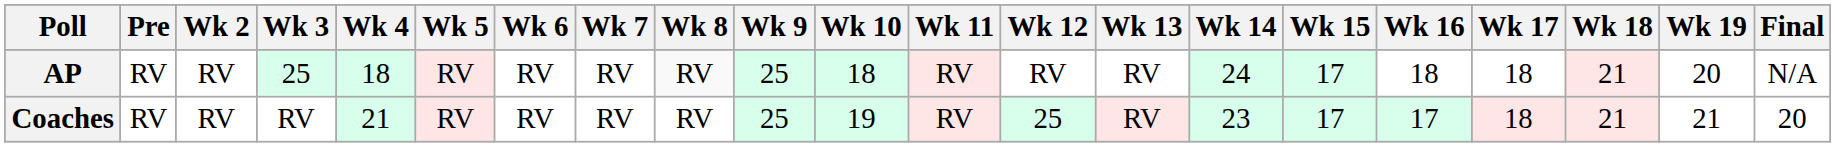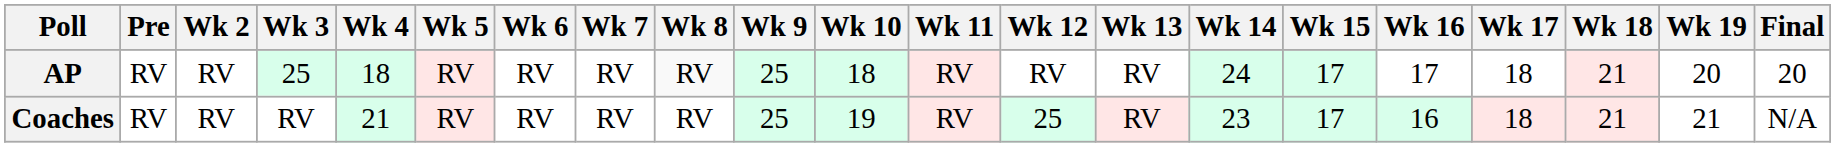(1424, 73) 18 -> (1424, 73) 17
(1792, 73) N/A -> (1792, 73) 20
(1424, 118) 17 -> (1424, 118) 16
(1792, 118) 20 -> (1792, 118) N/A
